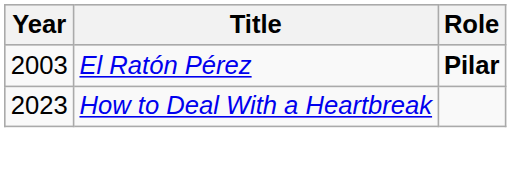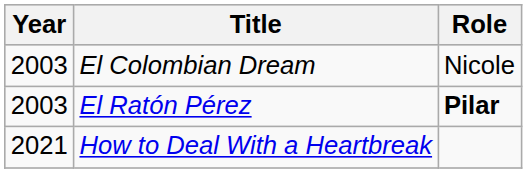+ row: (198, 65)
(39, 106) 2023 -> (39, 146) 2021
